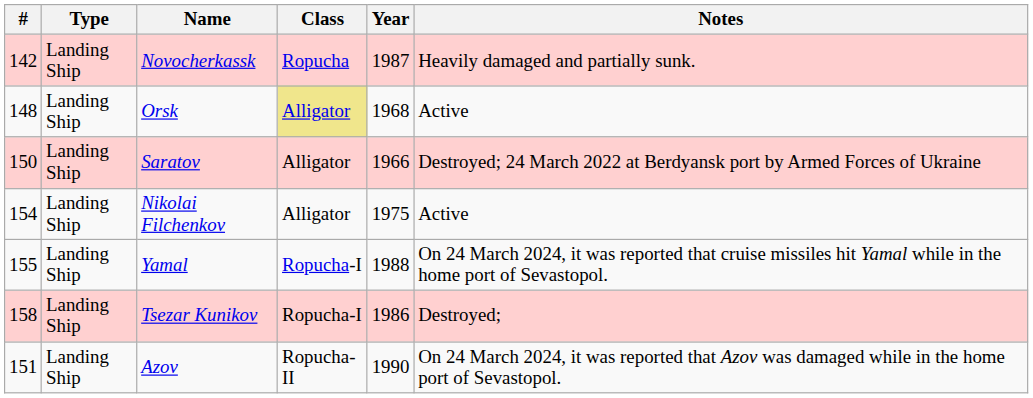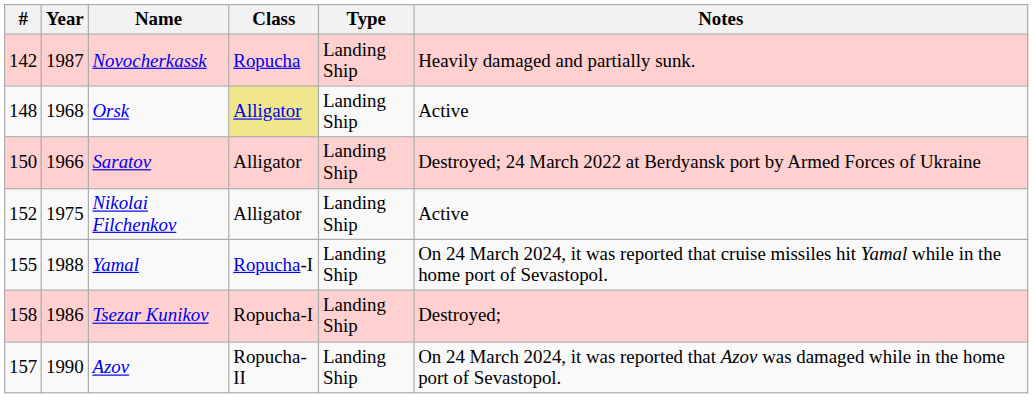columns swapped: (89, 19) <-> (391, 19)
(23, 213) 154 -> (23, 213) 152
(23, 367) 151 -> (23, 367) 157
